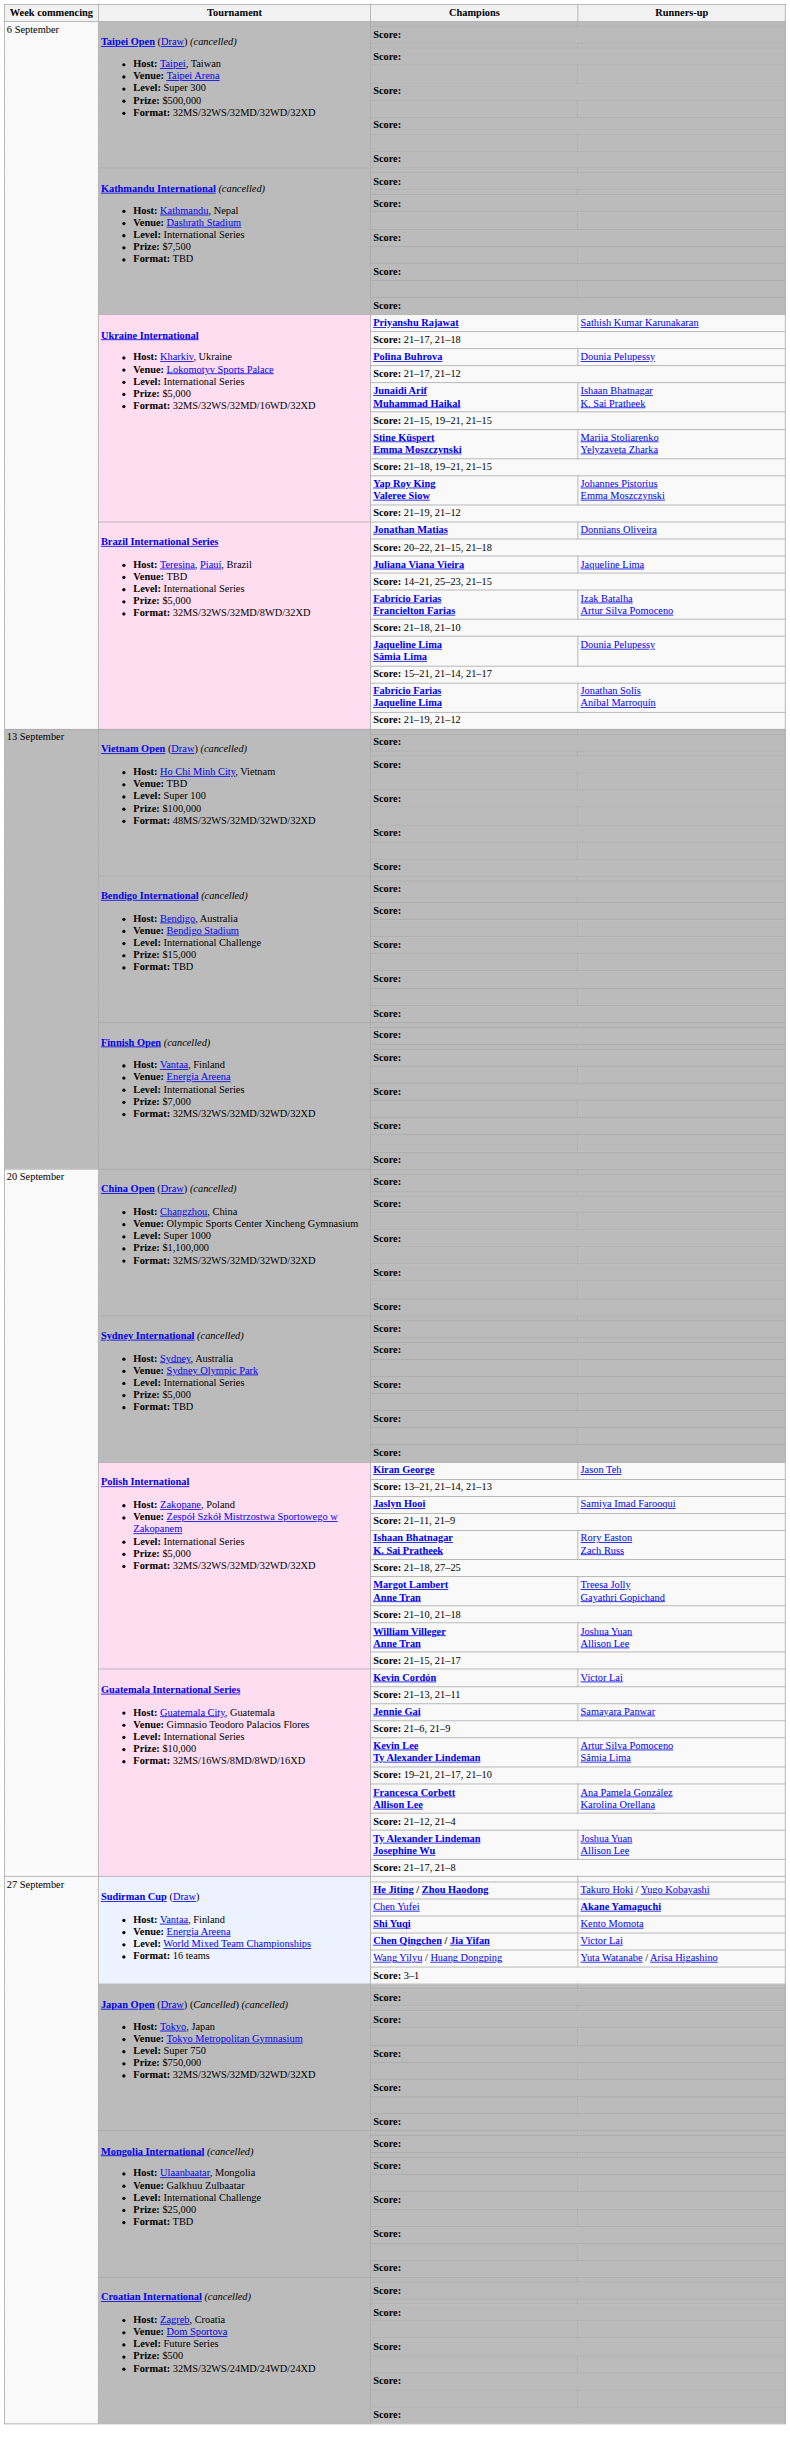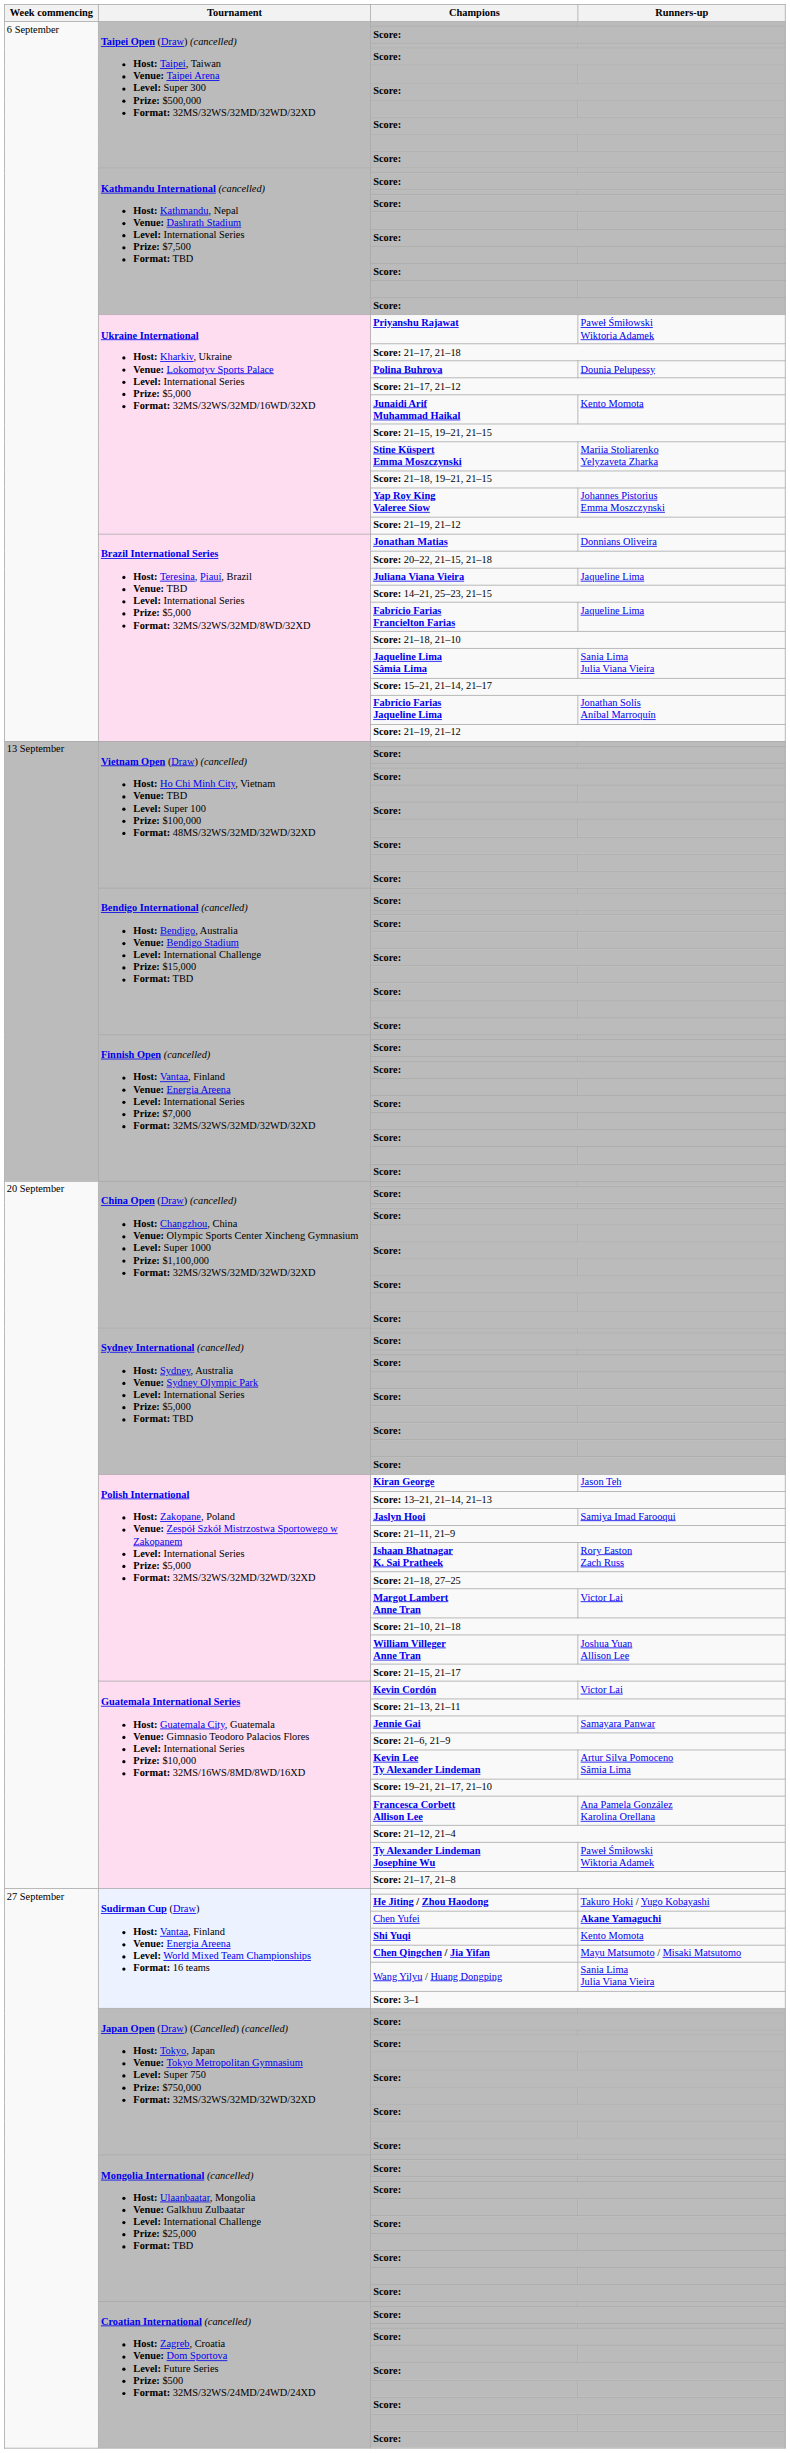(640, 323) Sathish Kumar Karunakaran -> (617, 329) Paweł Śmiłowski Wiktoria Adamek
(617, 397) Ishaan Bhatnagar K. Sai Pratheek -> (612, 403) Kento Momota
(627, 604) Izak Batalha Artur Silva Pomoceno -> (612, 610) Jaqueline Lima
(618, 645) Dounia Pelupessy -> (617, 663) Sania Lima Julia Viana Vieira
(623, 1591) Treesa Jolly Gayathri Gopichand -> (602, 1597) Victor Lai
(606, 1844) Joshua Yuan Allison Lee -> (617, 1856) Paweł Śmiłowski Wiktoria Adamek
(602, 1941) Victor Lai -> (661, 1953) Mayu Matsumoto / Misaki Matsutomo
(649, 1958) Yuta Watanabe / Arisa Higashino -> (617, 1976) Sania Lima Julia Viana Vieira
